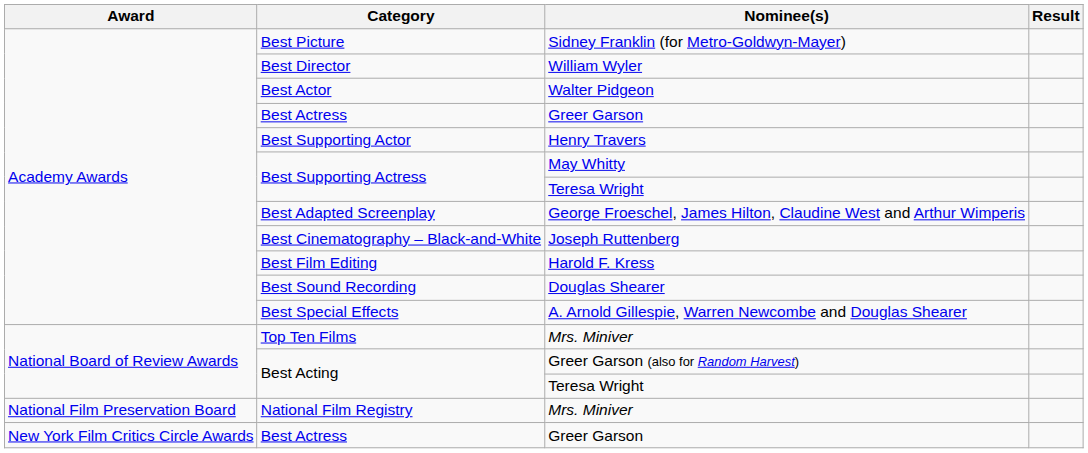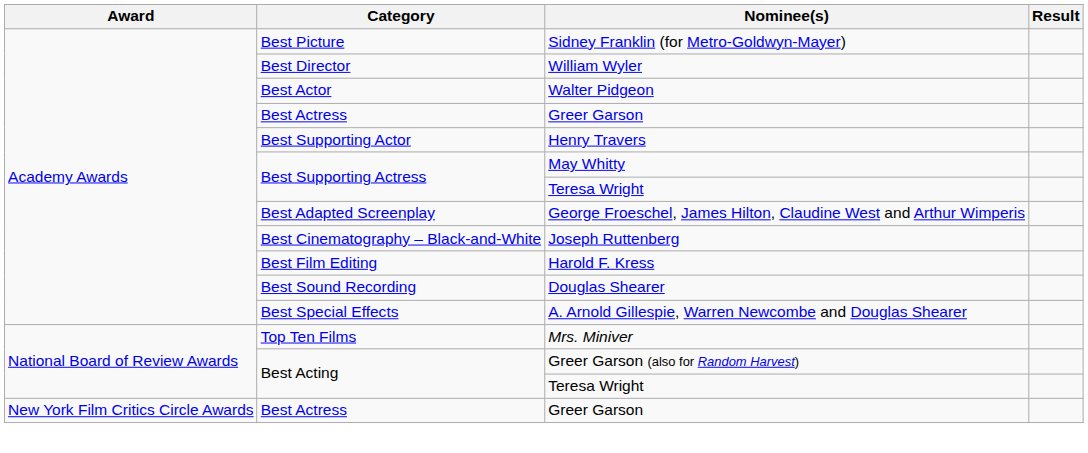- row: (337, 410)
